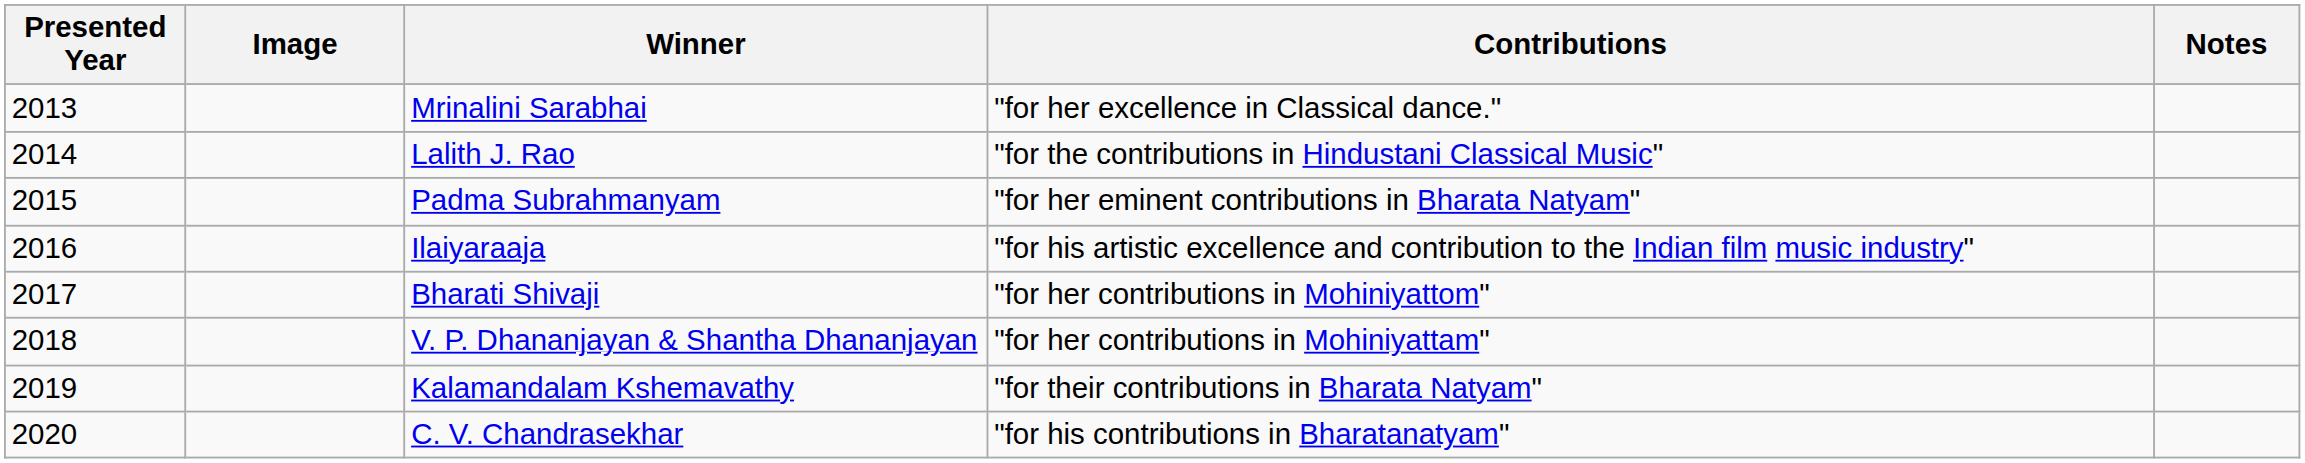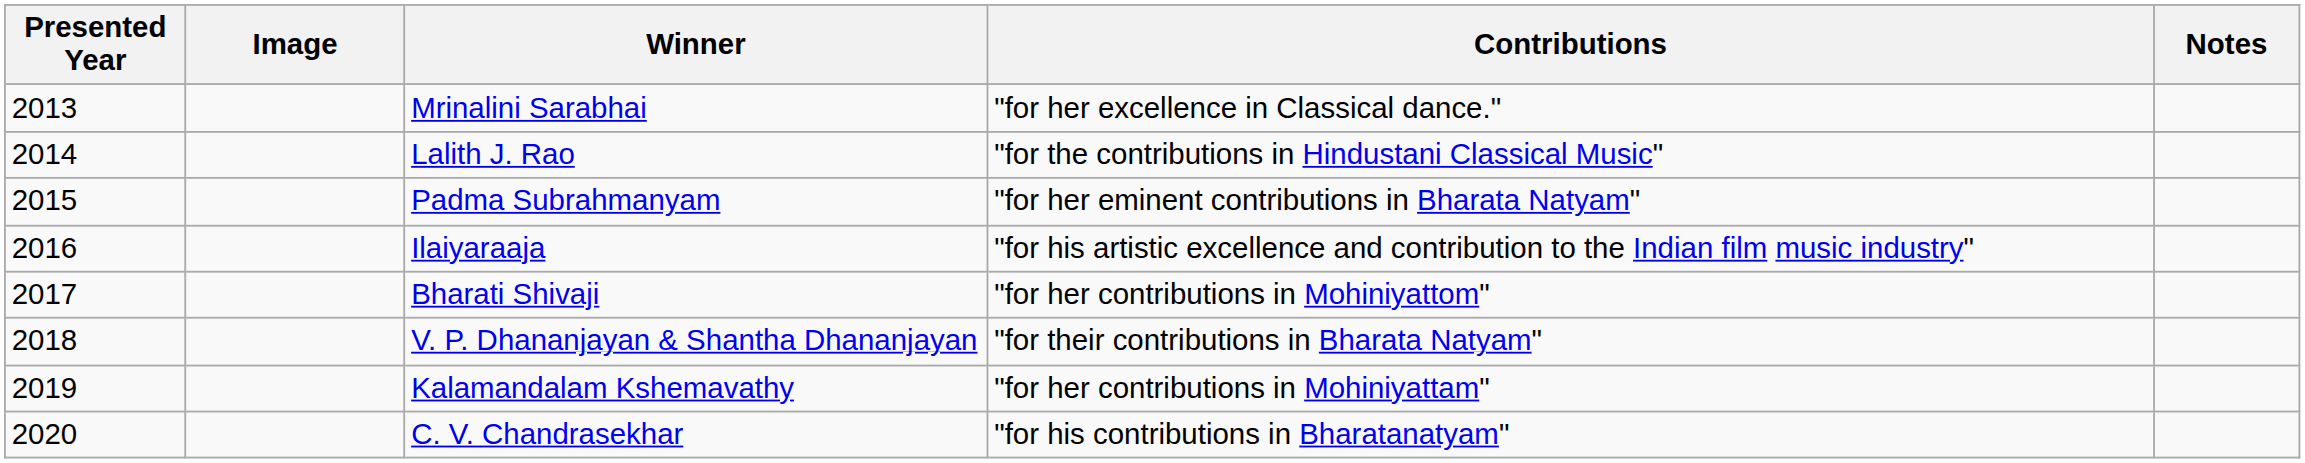(1242, 341) "for her contributions in Mohiniyattam" -> (1268, 341) "for their contributions in Bharata Natyam"
(1268, 387) "for their contributions in Bharata Natyam" -> (1242, 387) "for her contributions in Mohiniyattam"
